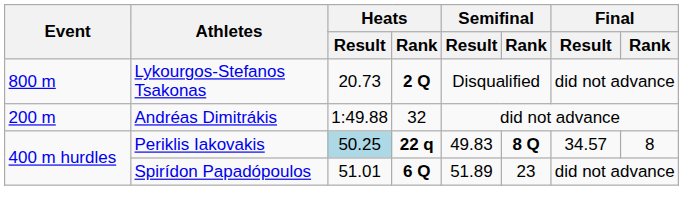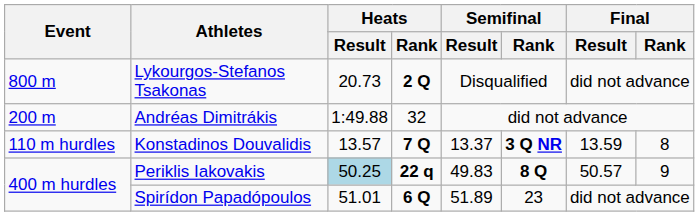+ row: (223, 145)
(586, 145) 34.57 -> (601, 172) 50.57
(650, 145) 8 -> (665, 172) 9
